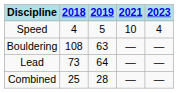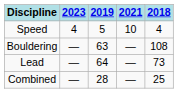columns swapped: (74, 12) <-> (159, 12)
